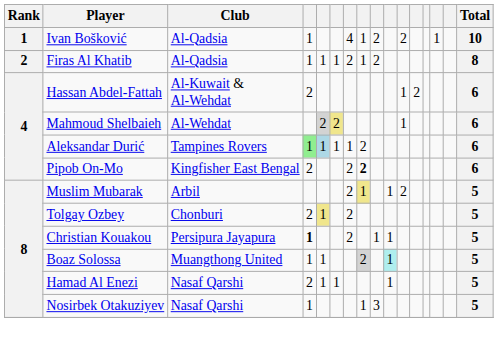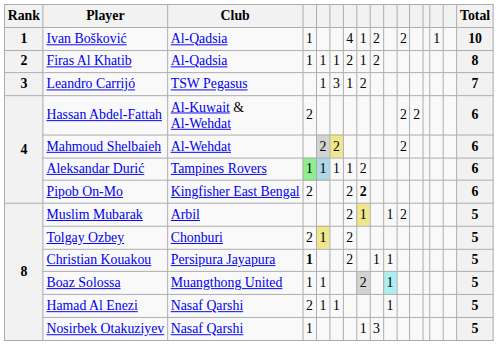+ row: (91, 84)
(403, 92) 1 -> (403, 115) 2
(403, 123) 1 -> (403, 146) 2
